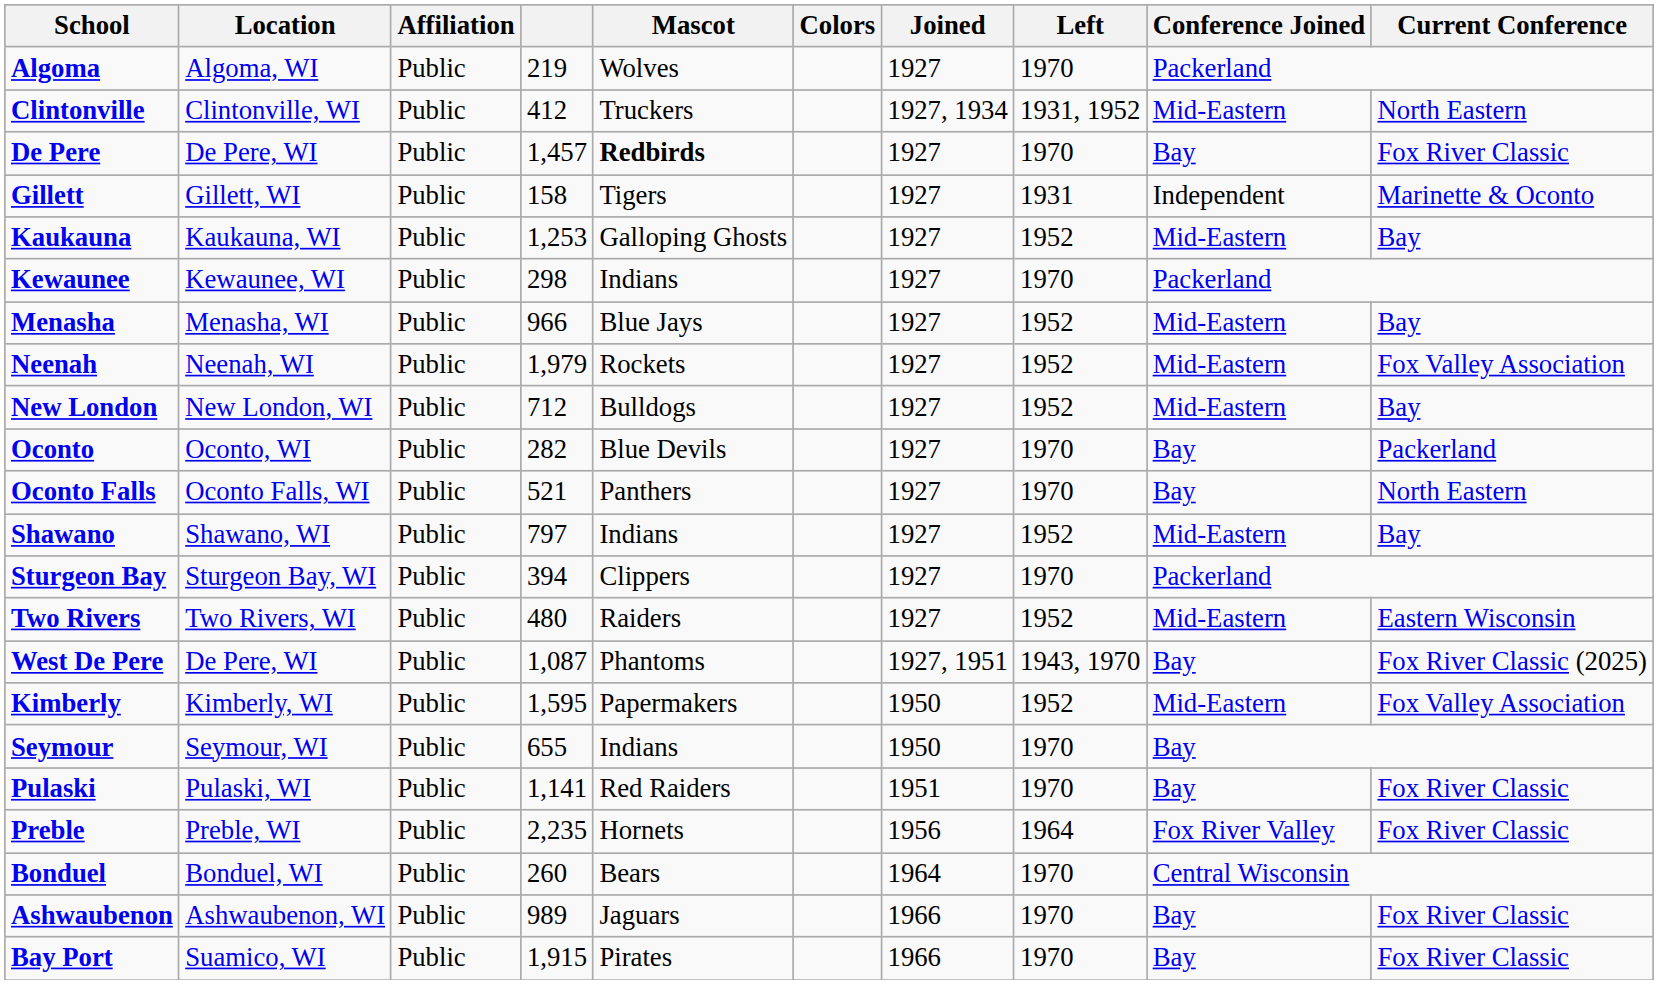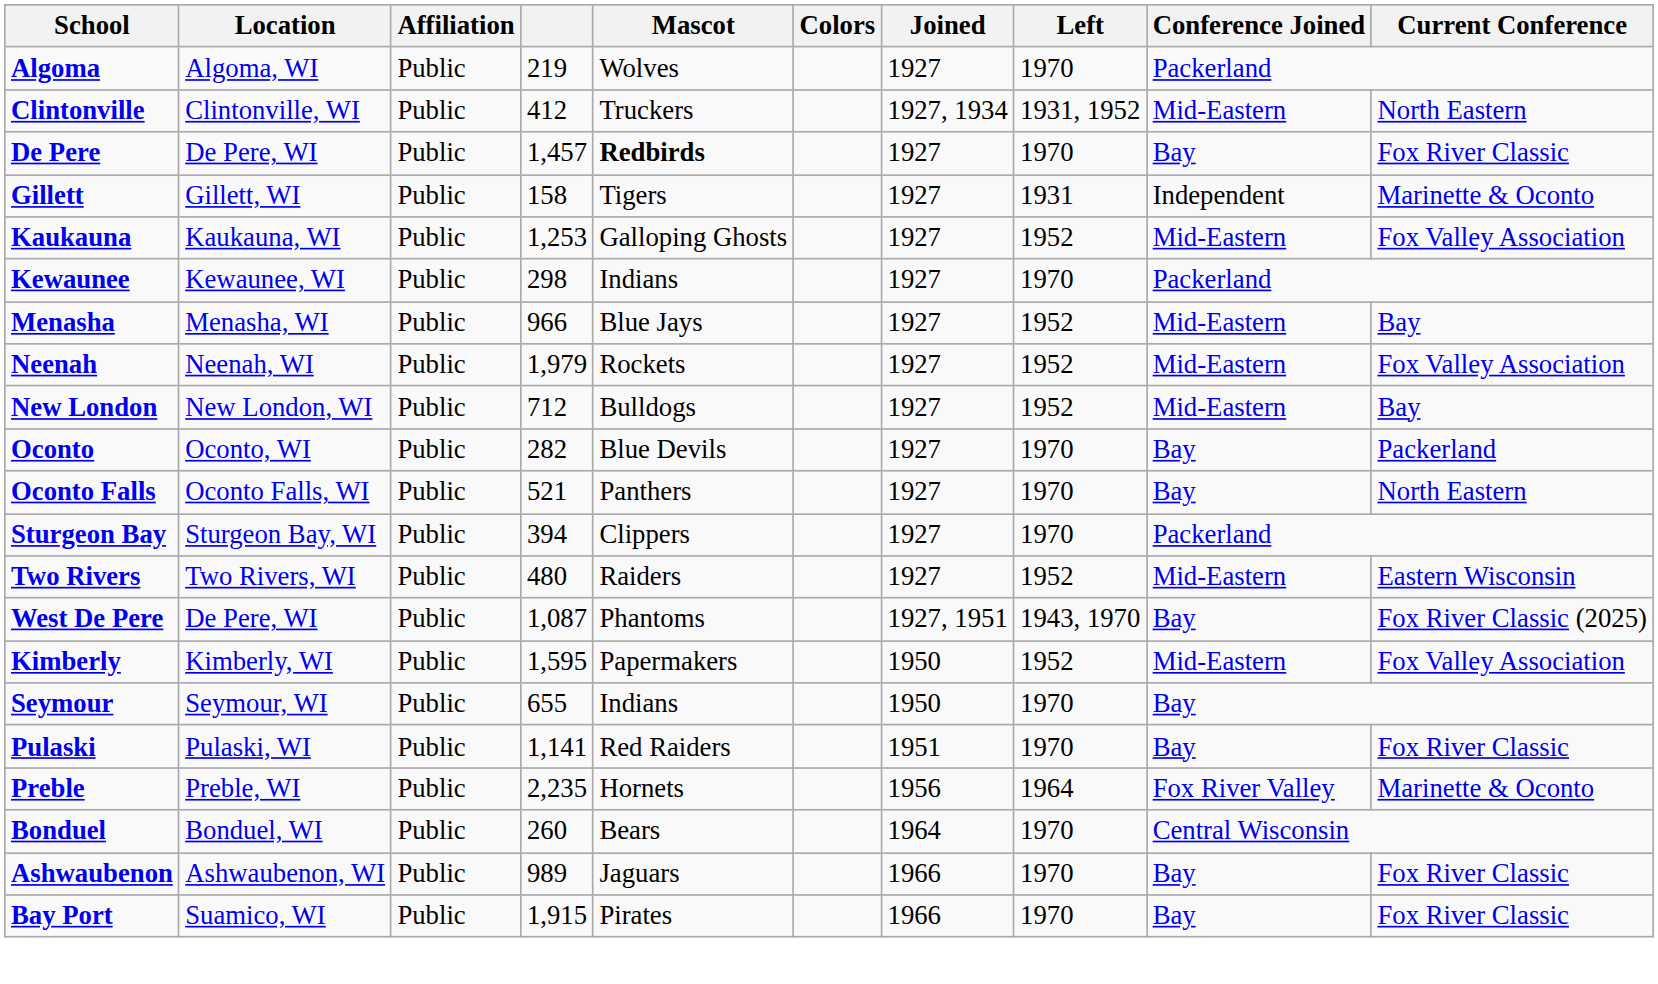(1399, 237) Bay -> (1501, 237) Fox Valley Association
- row: (63, 534)
(1473, 830) Fox River Classic -> (1486, 788) Marinette & Oconto
